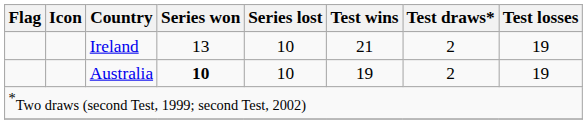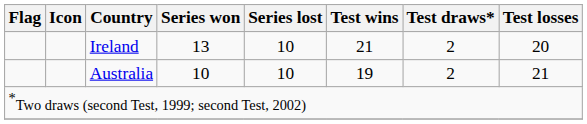(541, 45) 19 -> (541, 45) 20
(201, 73) bold -> (201, 73) normal
(541, 73) 19 -> (541, 73) 21
